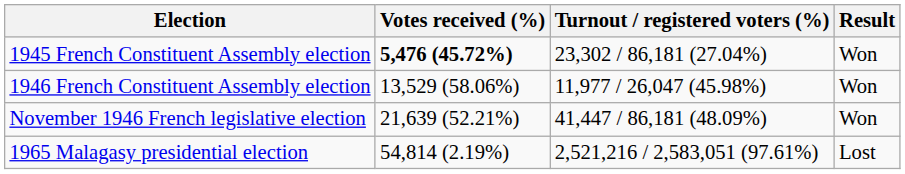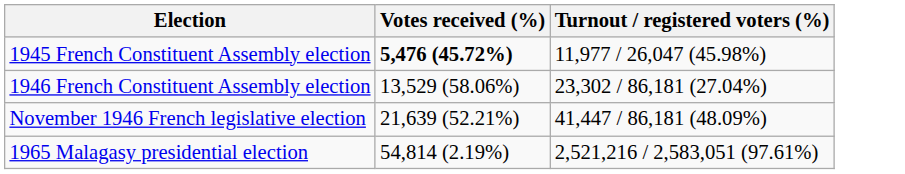- column: (867, 20)
(661, 53) 23,302 / 86,181 (27.04%) -> (660, 53) 11,977 / 26,047 (45.98%)
(660, 86) 11,977 / 26,047 (45.98%) -> (661, 86) 23,302 / 86,181 (27.04%)
